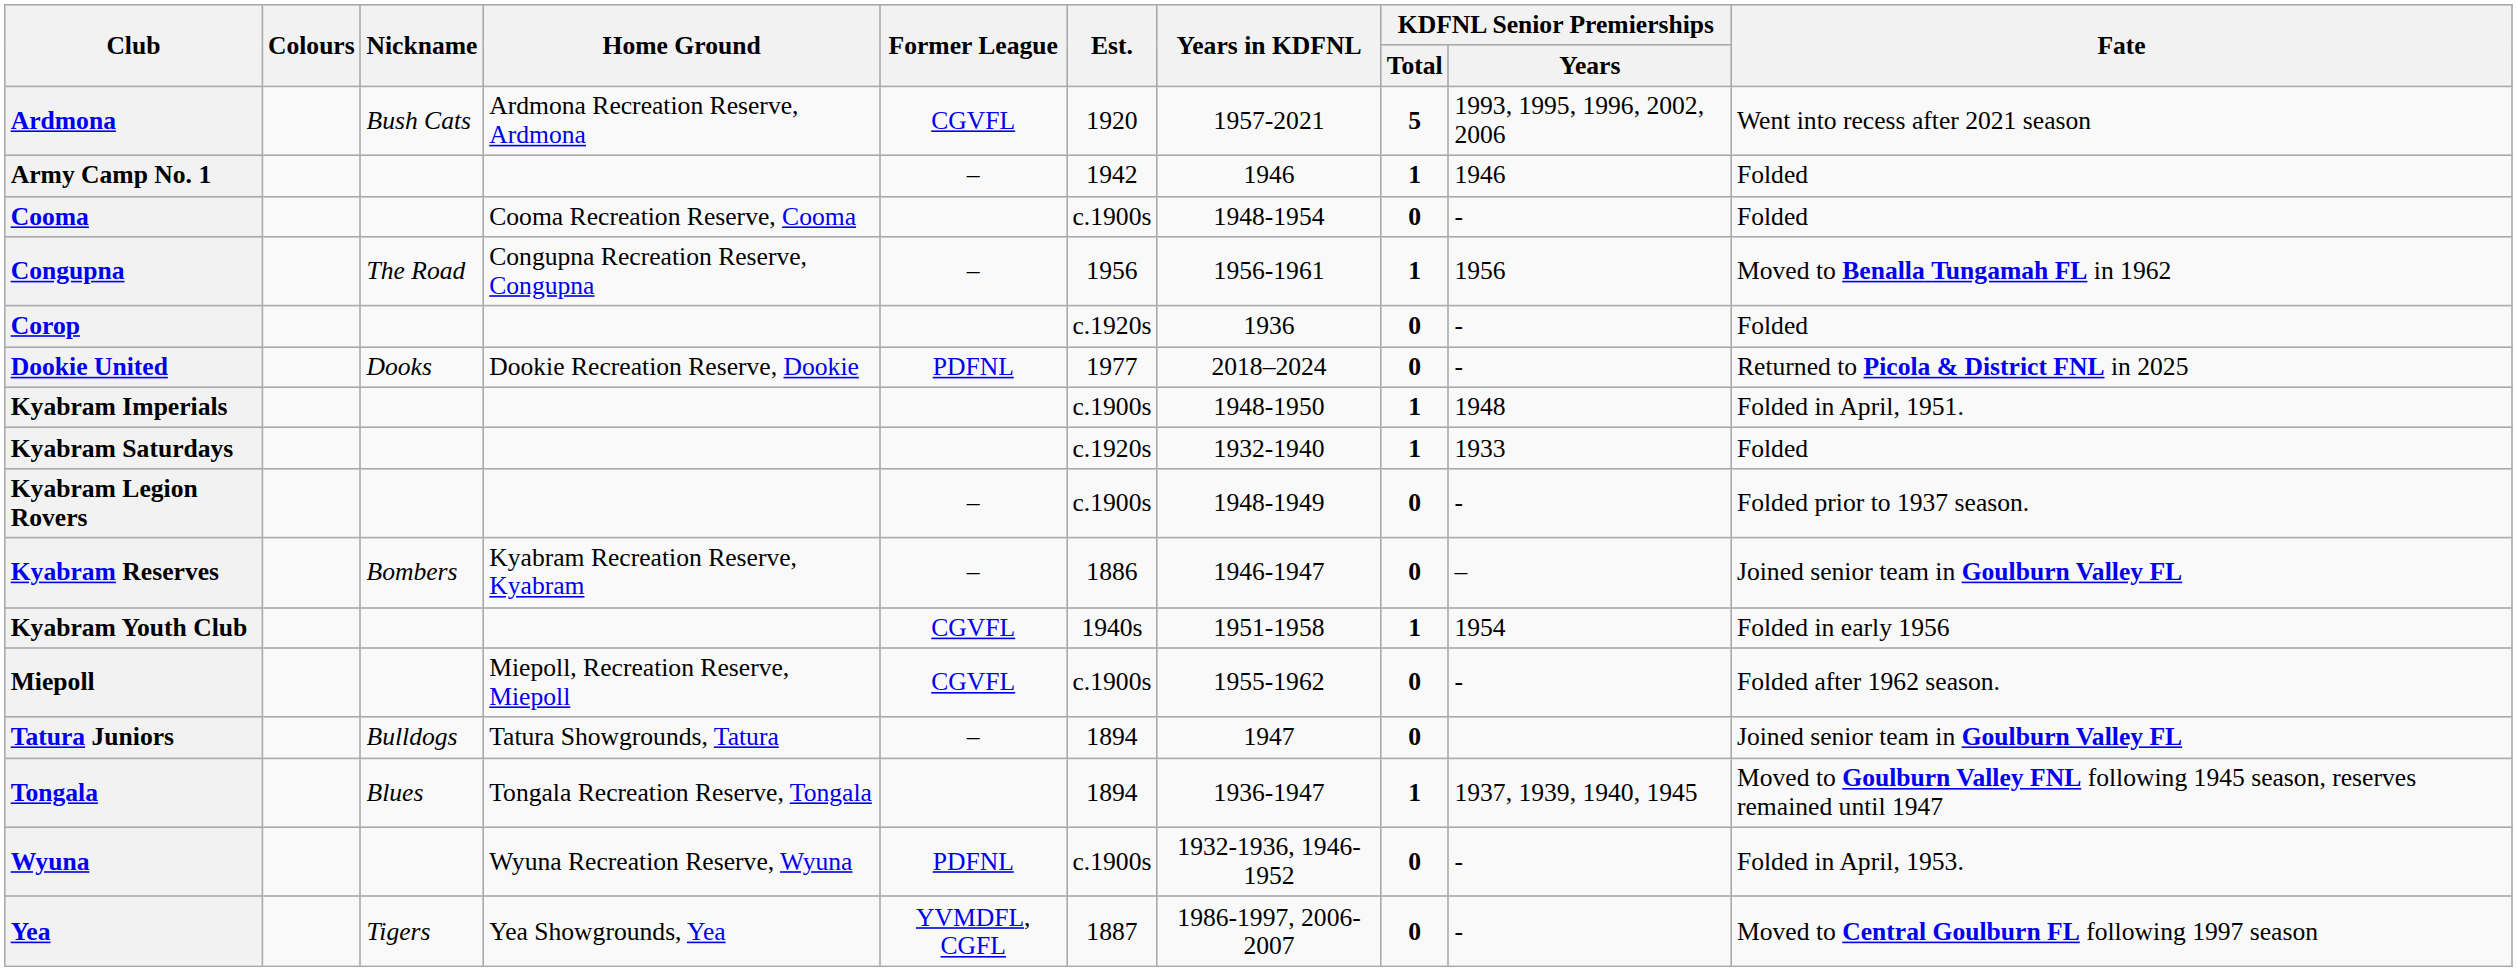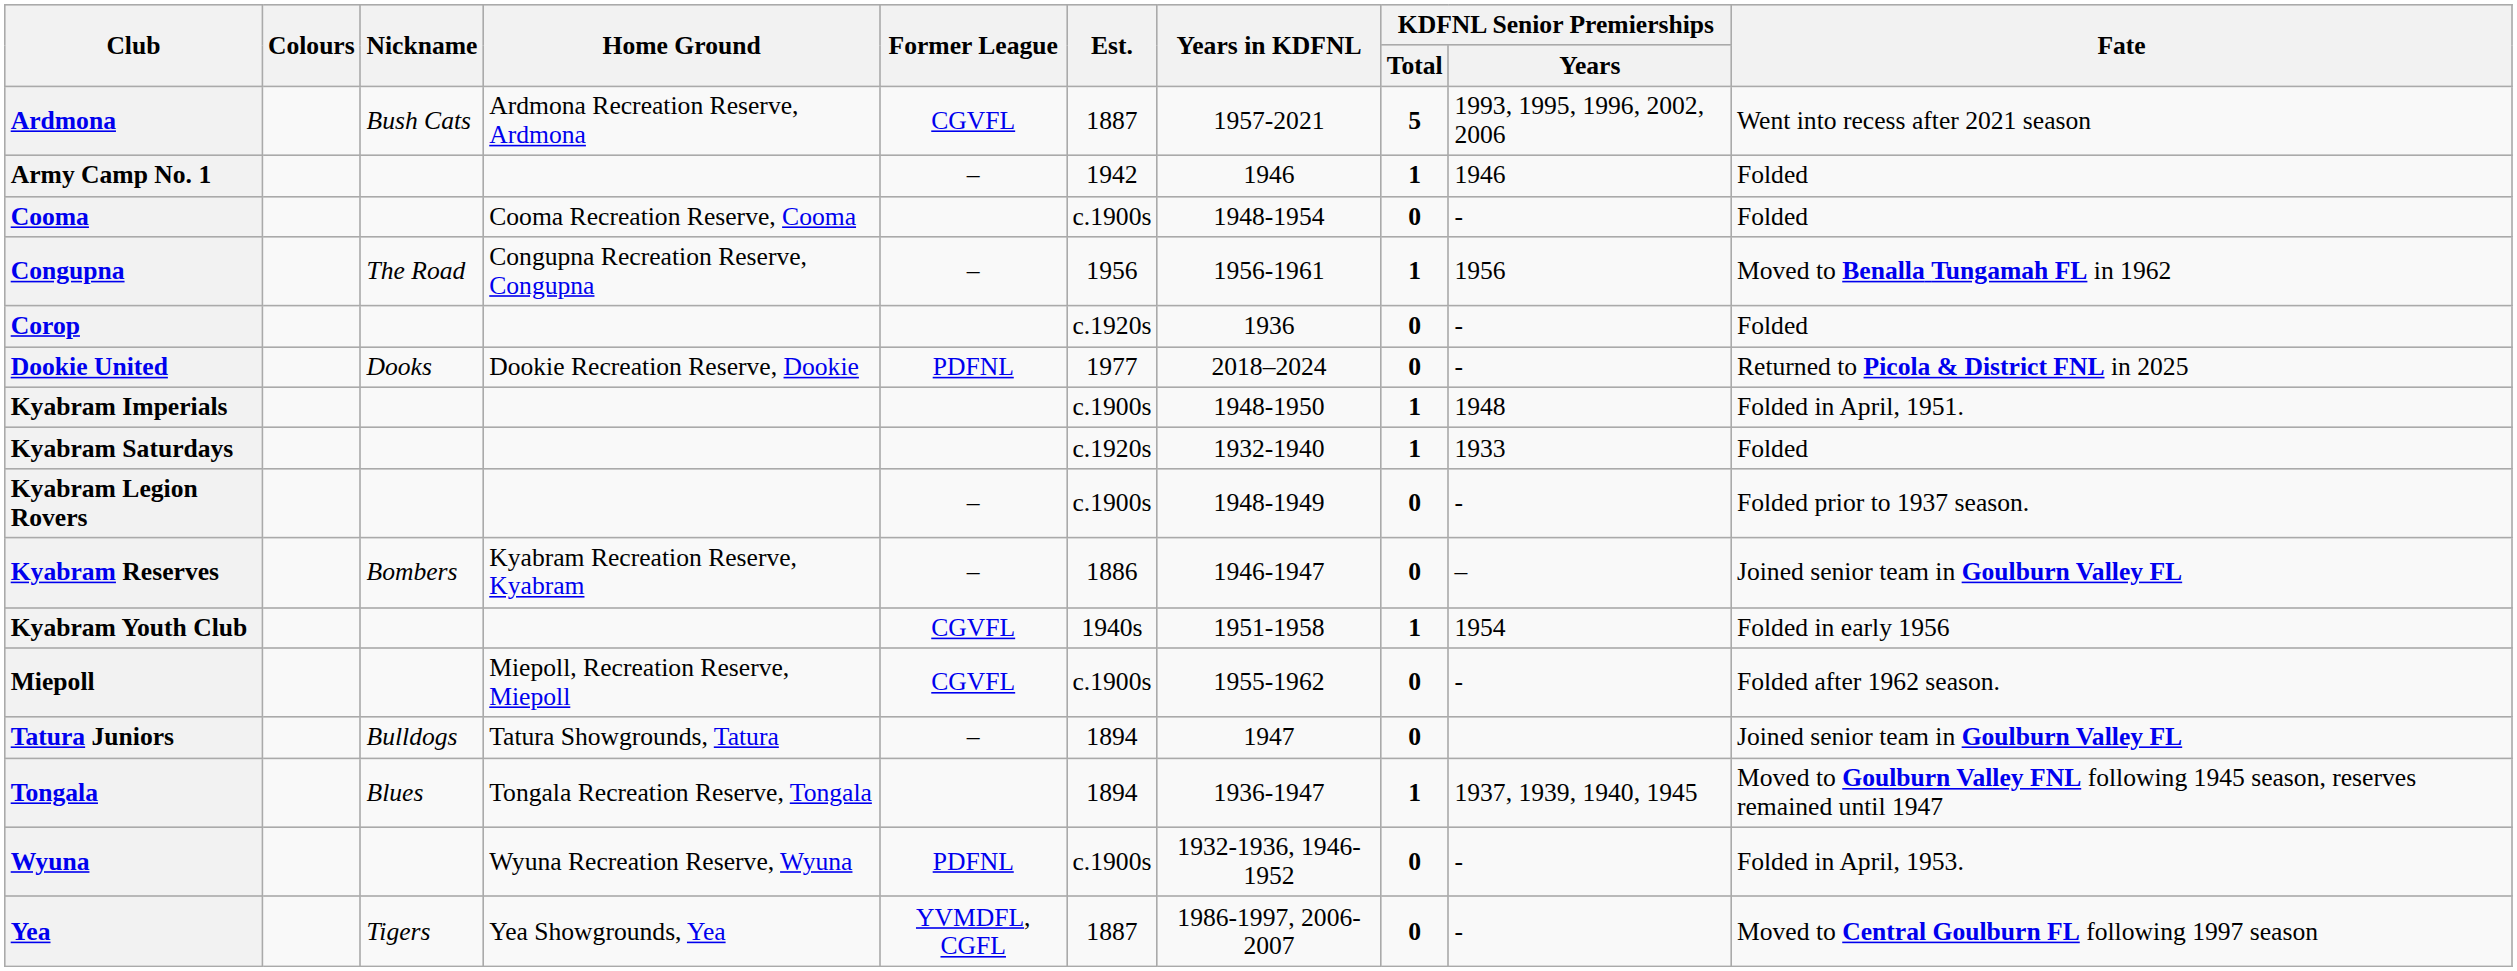(1112, 120) 1920 -> (1112, 120) 1887
